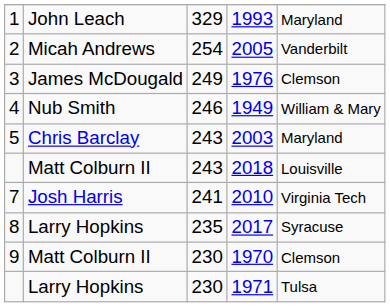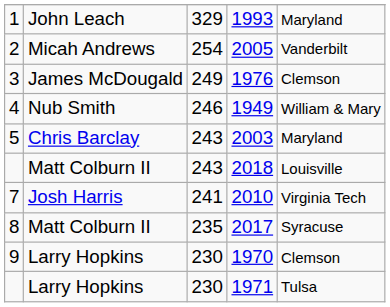(86, 227) Larry Hopkins -> (89, 227) Matt Colburn II
(89, 256) Matt Colburn II -> (86, 256) Larry Hopkins
